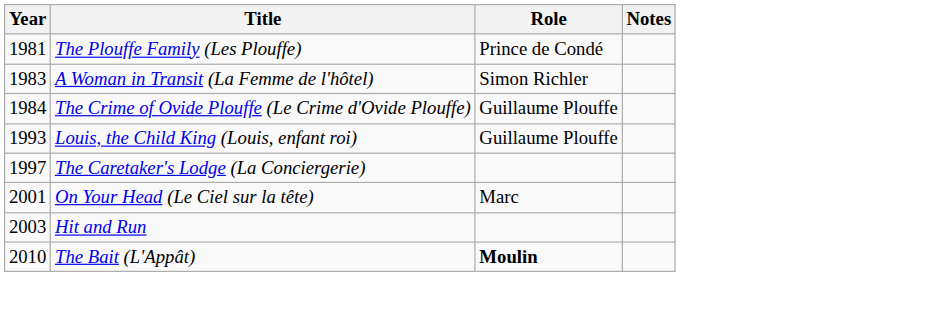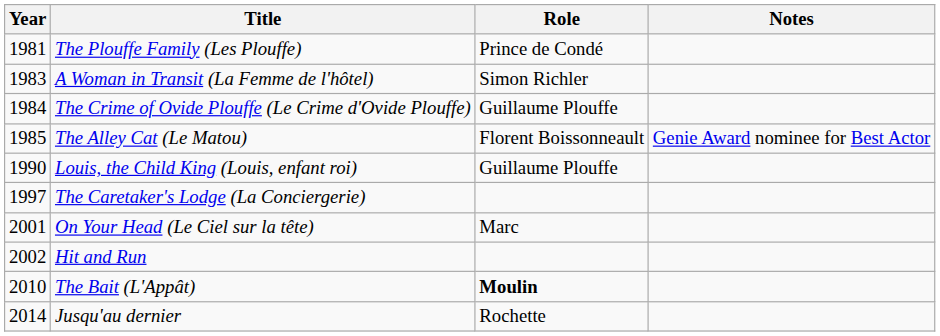+ row: (151, 138)
(28, 138) 1993 -> (28, 167) 1990
(28, 227) 2003 -> (28, 256) 2002
+ row: (118, 316)
